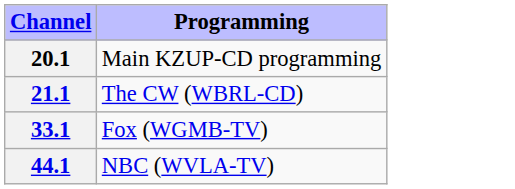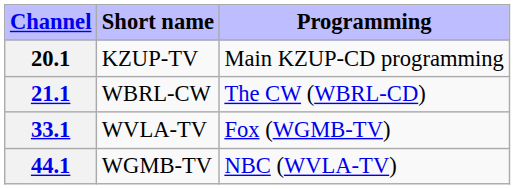+ column: (158, 22)
